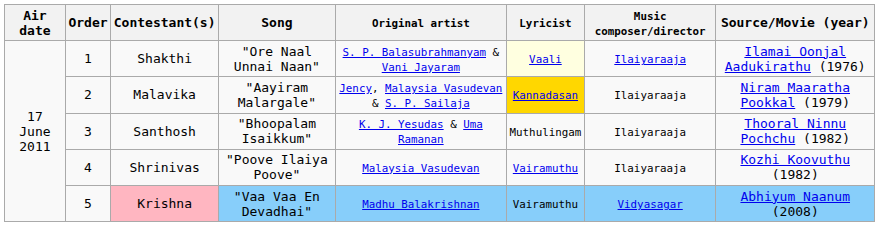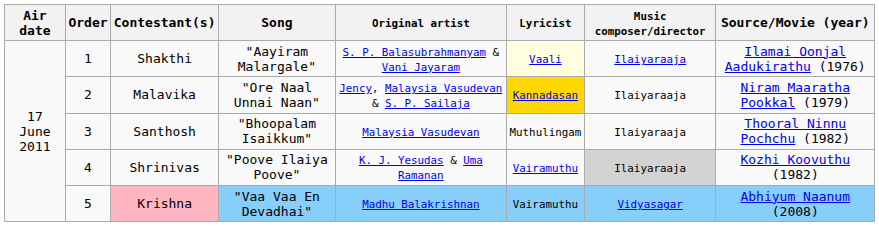(277, 59) "Ore Naal Unnai Naan" -> (277, 59) "Aayiram Malargale"
(277, 95) "Aayiram Malargale" -> (277, 95) "Ore Naal Unnai Naan"
(421, 132) K. J. Yesudas & Uma Ramanan -> (421, 132) Malaysia Vasudevan
(421, 168) Malaysia Vasudevan -> (421, 168) K. J. Yesudas & Uma Ramanan
(650, 168) no background -> (650, 168) lightgrey background
